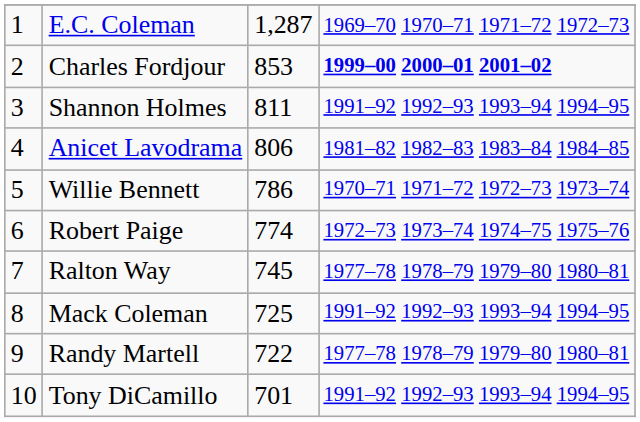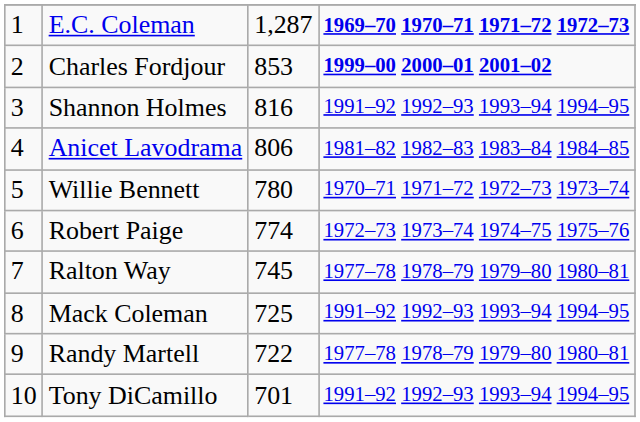(476, 25) normal -> (476, 25) bold
(273, 107) 811 -> (274, 107) 816
(274, 189) 786 -> (274, 189) 780
